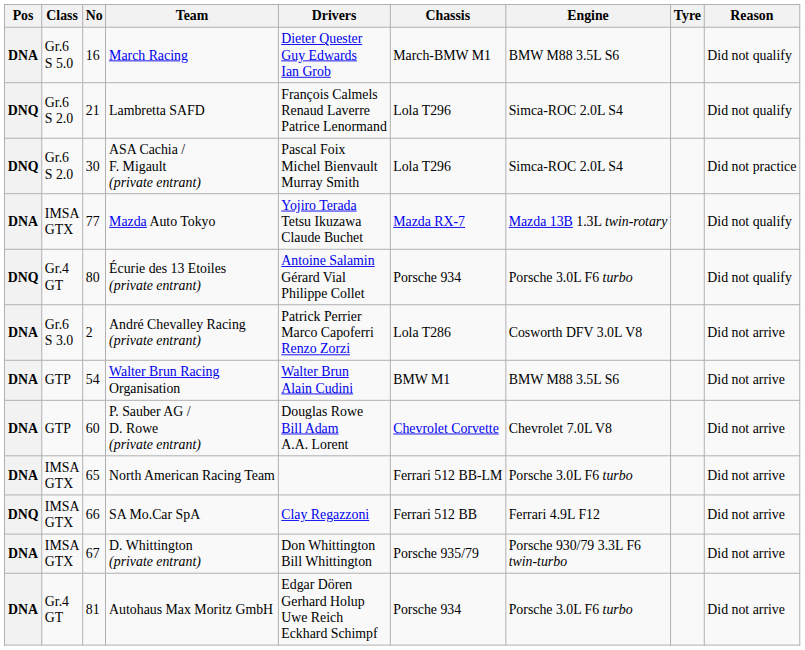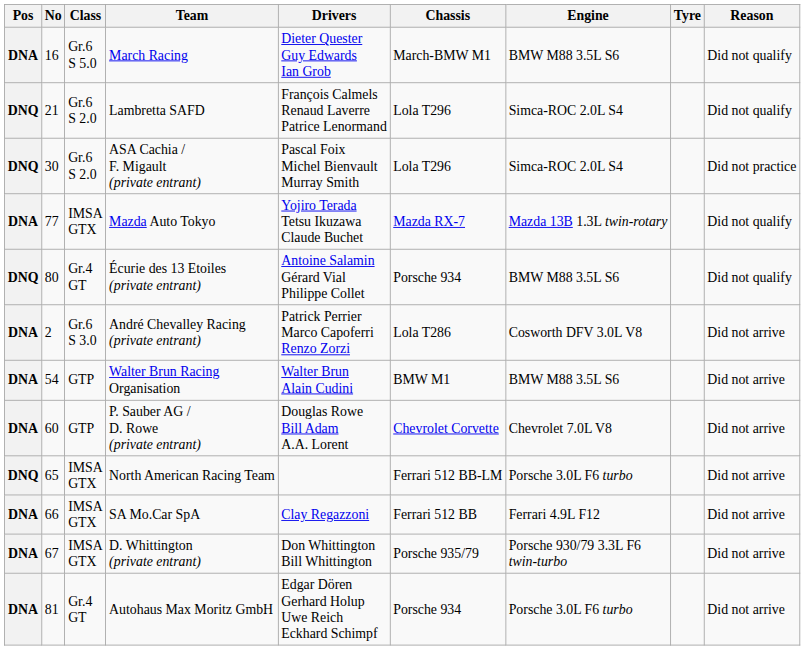columns swapped: (62, 16) <-> (94, 16)
(571, 277) Porsche 3.0L F6 turbo -> (564, 277) BMW M88 3.5L S6
(23, 475) DNA -> (23, 475) DNQ
(23, 514) DNQ -> (23, 514) DNA
